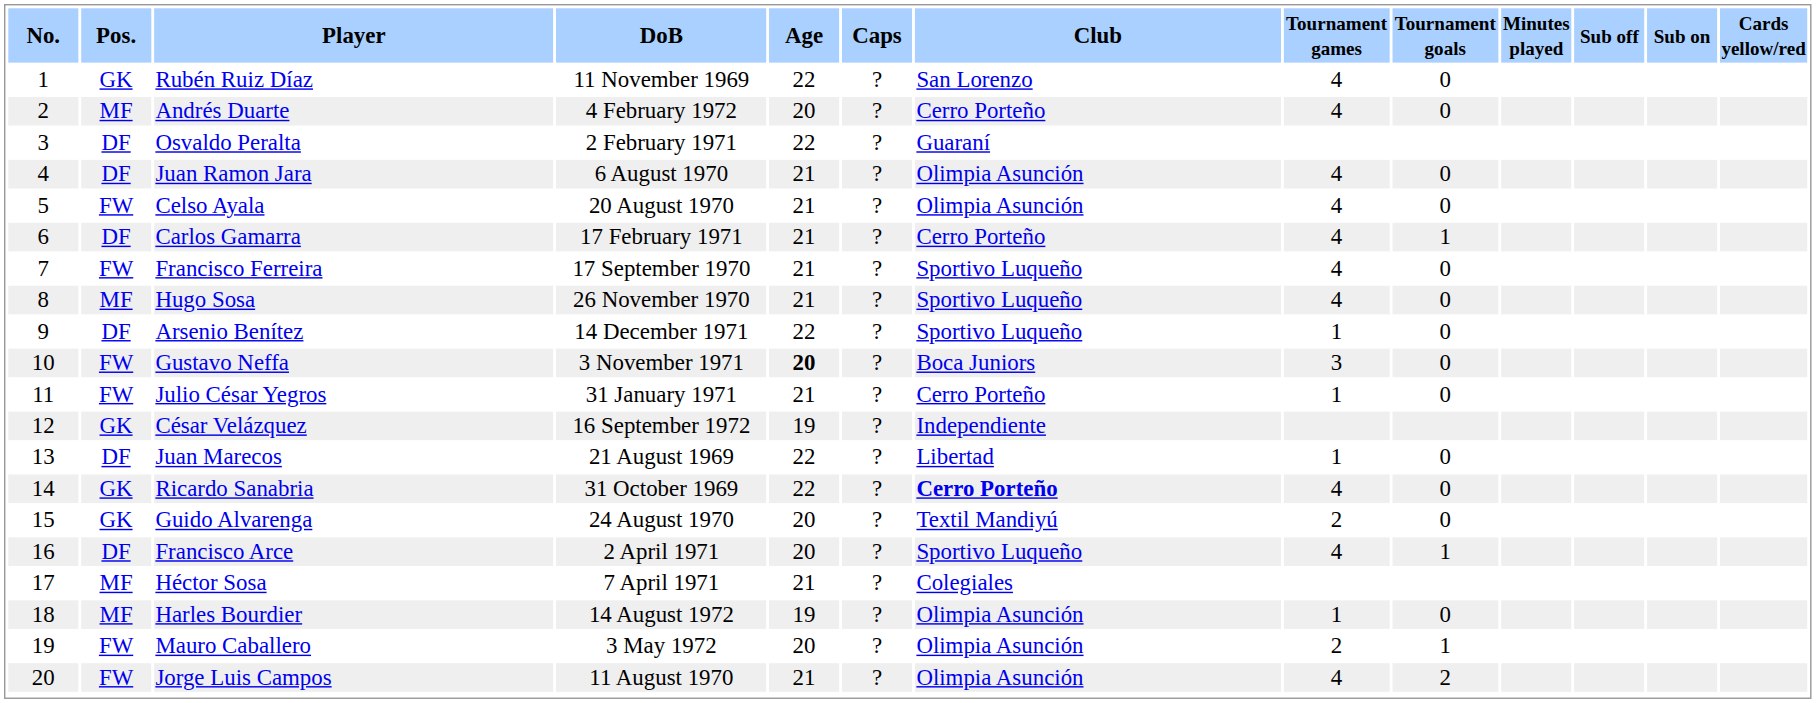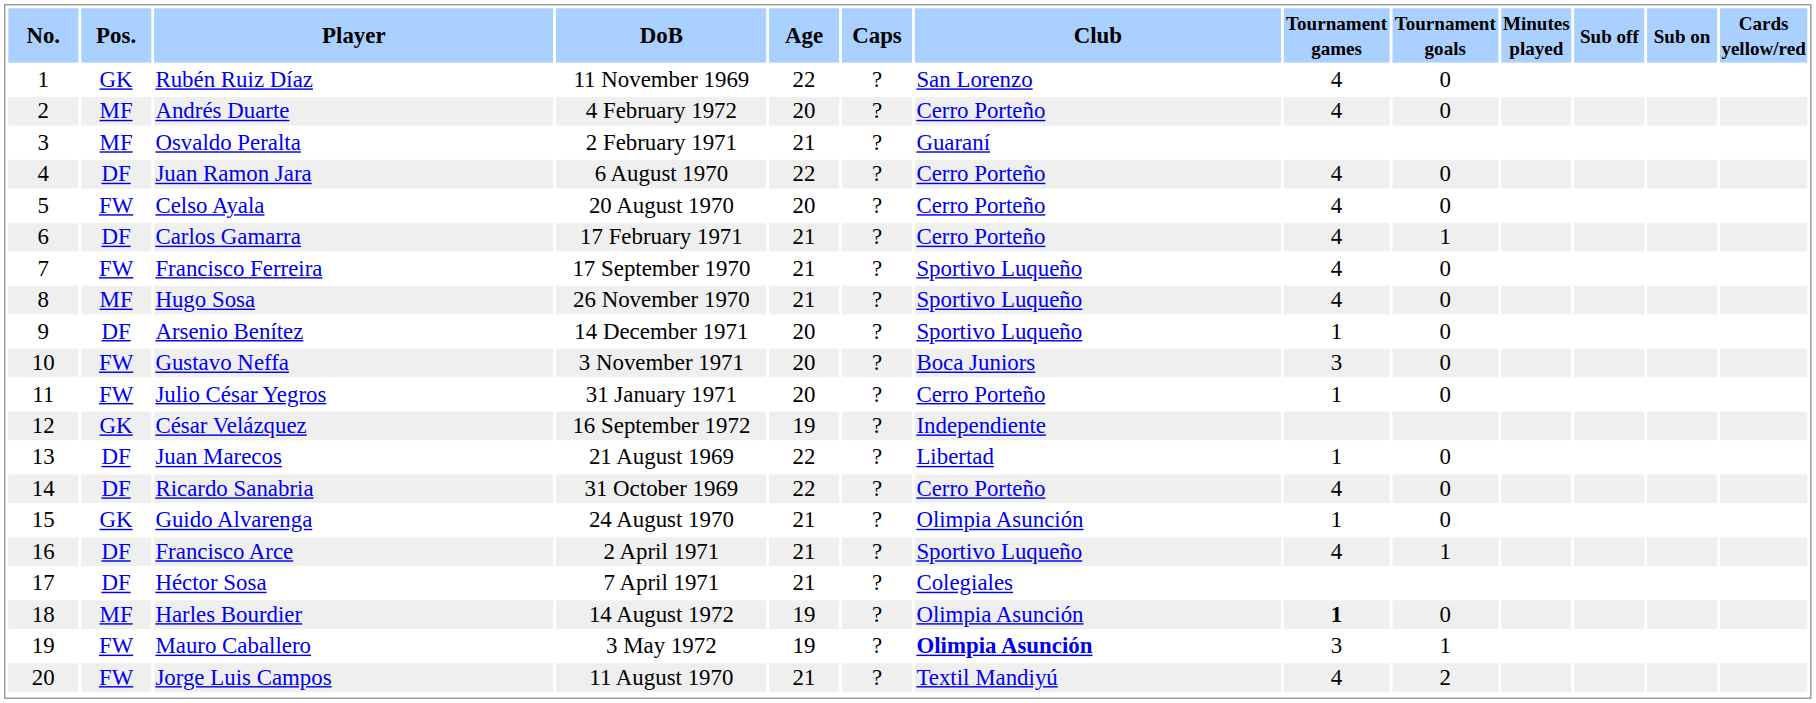(116, 142) DF -> (116, 142) MF
(804, 142) 22 -> (804, 142) 21
(804, 173) 21 -> (804, 173) 22
(1000, 173) Olimpia Asunción -> (981, 173) Cerro Porteño
(804, 205) 21 -> (804, 205) 20
(1000, 205) Olimpia Asunción -> (981, 205) Cerro Porteño
(804, 331) 22 -> (804, 331) 20
(804, 362) bold -> (804, 362) normal
(804, 394) 21 -> (804, 394) 20
(116, 488) GK -> (116, 488) DF
(987, 488) bold -> (981, 488) normal
(804, 520) 20 -> (804, 520) 21
(987, 520) Textil Mandiyú -> (1000, 520) Olimpia Asunción
(1337, 520) 2 -> (1337, 520) 1
(804, 551) 20 -> (804, 551) 21
(116, 582) MF -> (116, 582) DF
(1337, 614) normal -> (1337, 614) bold
(804, 645) 20 -> (804, 645) 19
(1000, 645) normal -> (1004, 645) bold
(1337, 645) 2 -> (1337, 645) 3
(1000, 677) Olimpia Asunción -> (987, 677) Textil Mandiyú
